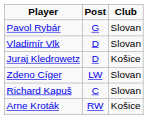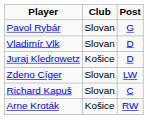columns swapped: (95, 12) <-> (126, 12)
